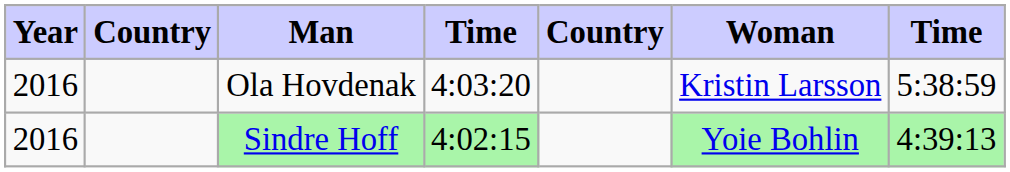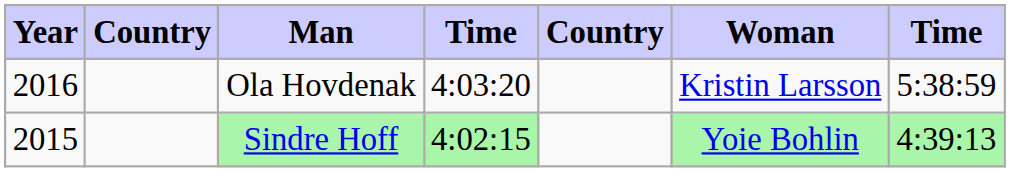(45, 139) 2016 -> (45, 139) 2015
